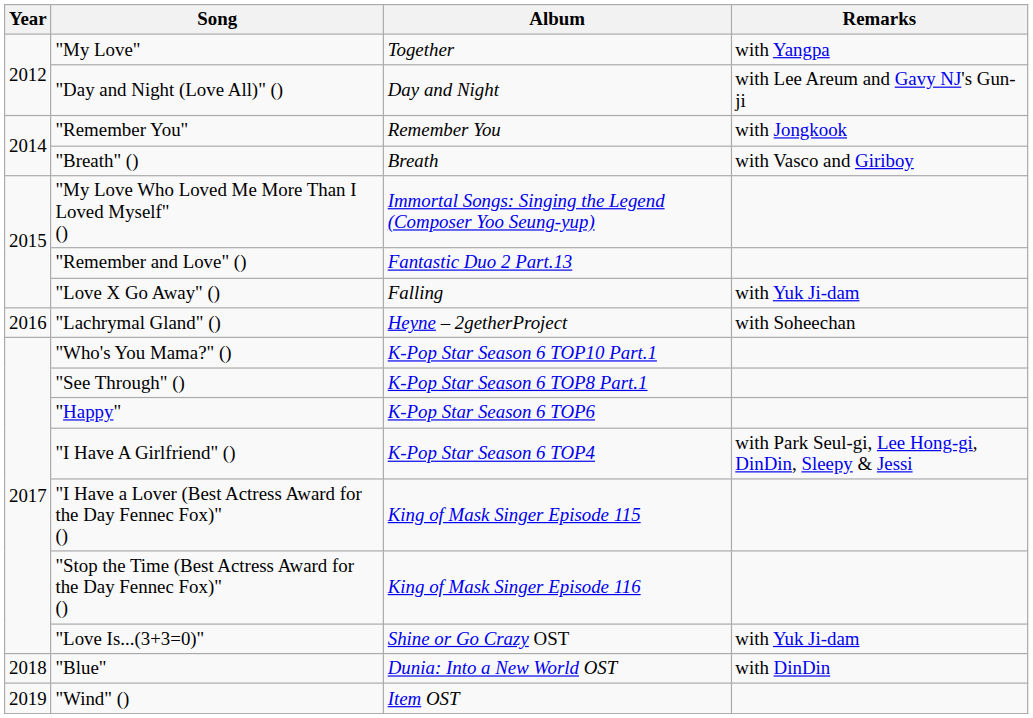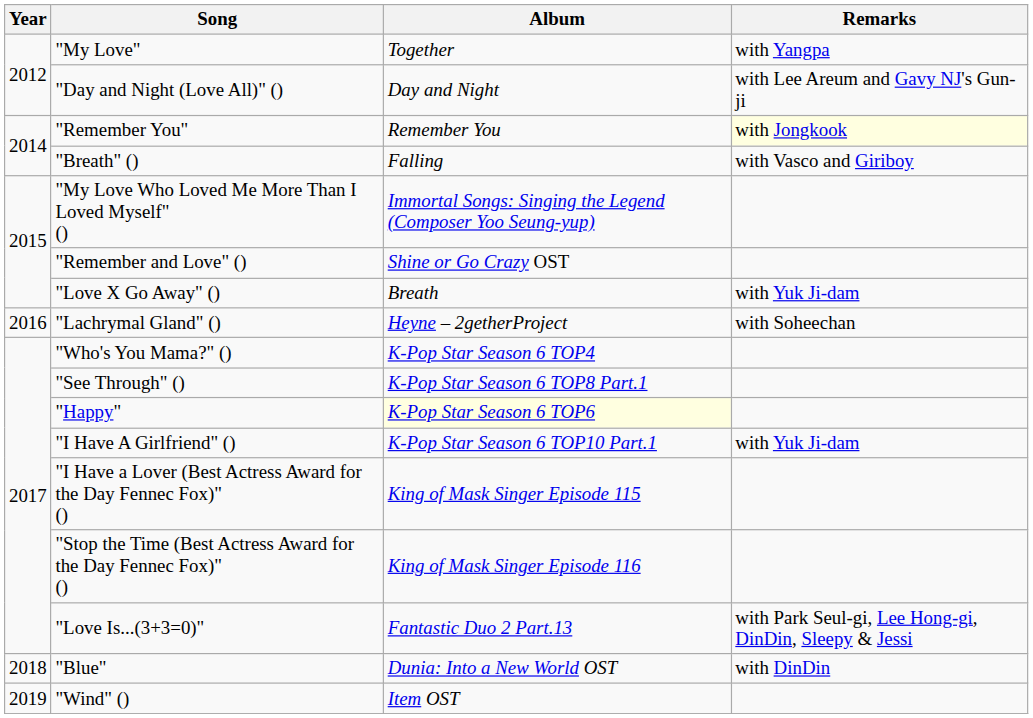(791, 130) no background -> (791, 130) lightyellow background
(413, 160) Breath -> (415, 160) Falling
(480, 262) Fantastic Duo 2 Part.13 -> (478, 262) Shine or Go Crazy OST
(415, 292) Falling -> (413, 292) Breath
(522, 352) K-Pop Star Season 6 TOP10 Part.1 -> (491, 352) K-Pop Star Season 6 TOP4
(491, 412) no background -> (491, 412) lightyellow background
(491, 453) K-Pop Star Season 6 TOP4 -> (522, 442) K-Pop Star Season 6 TOP10 Part.1
(856, 453) with Park Seul-gi, Lee Hong-gi, DinDin, Sleepy & Jessi -> (797, 442) with Yuk Ji-dam
(478, 638) Shine or Go Crazy OST -> (480, 627) Fantastic Duo 2 Part.13
(797, 638) with Yuk Ji-dam -> (856, 627) with Park Seul-gi, Lee Hong-gi, DinDin, Sleepy & Jessi
